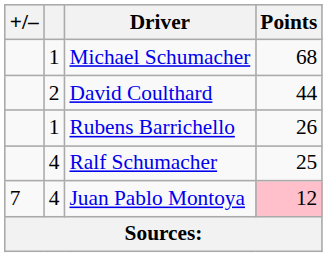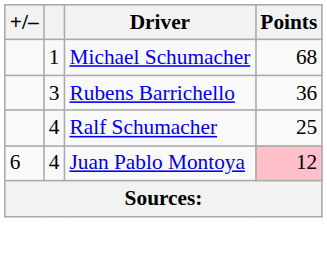- row: (141, 92)
(54, 127) 1 -> (54, 92) 3
(307, 127) 26 -> (307, 92) 36
(15, 197) 7 -> (15, 162) 6
